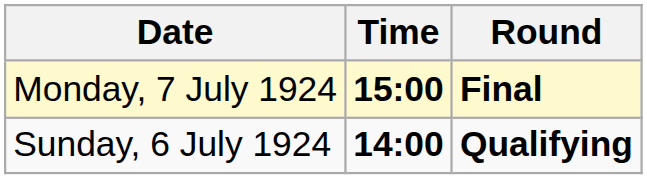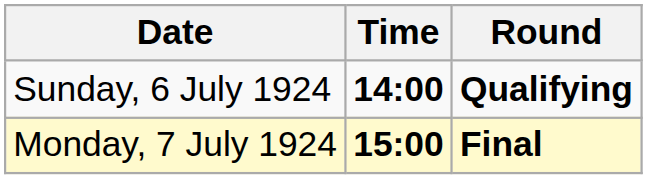rows swapped: (172, 144) <-> (175, 88)
